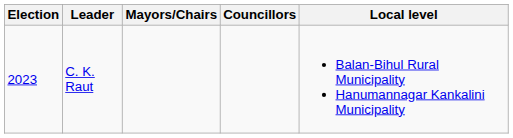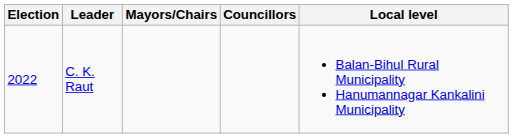(22, 79) 2023 -> (22, 79) 2022
